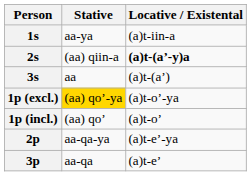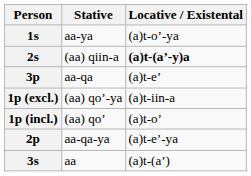(152, 35) (a)t-iin-a -> (154, 35) (a)t-oʼ-ya
rows swapped: (33, 77) <-> (33, 160)
(93, 98) gold background -> (93, 98) no background
(154, 98) (a)t-oʼ-ya -> (152, 98) (a)t-iin-a
